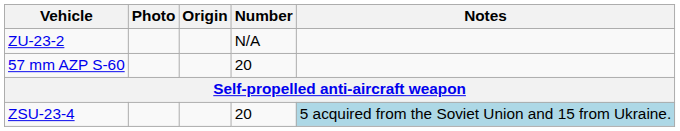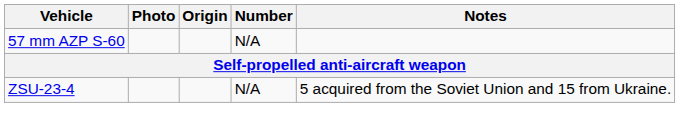- row: (36, 41)
(243, 65) 20 -> (247, 41) N/A
(243, 114) 20 -> (247, 89) N/A
(485, 114) lightblue background -> (485, 89) no background
